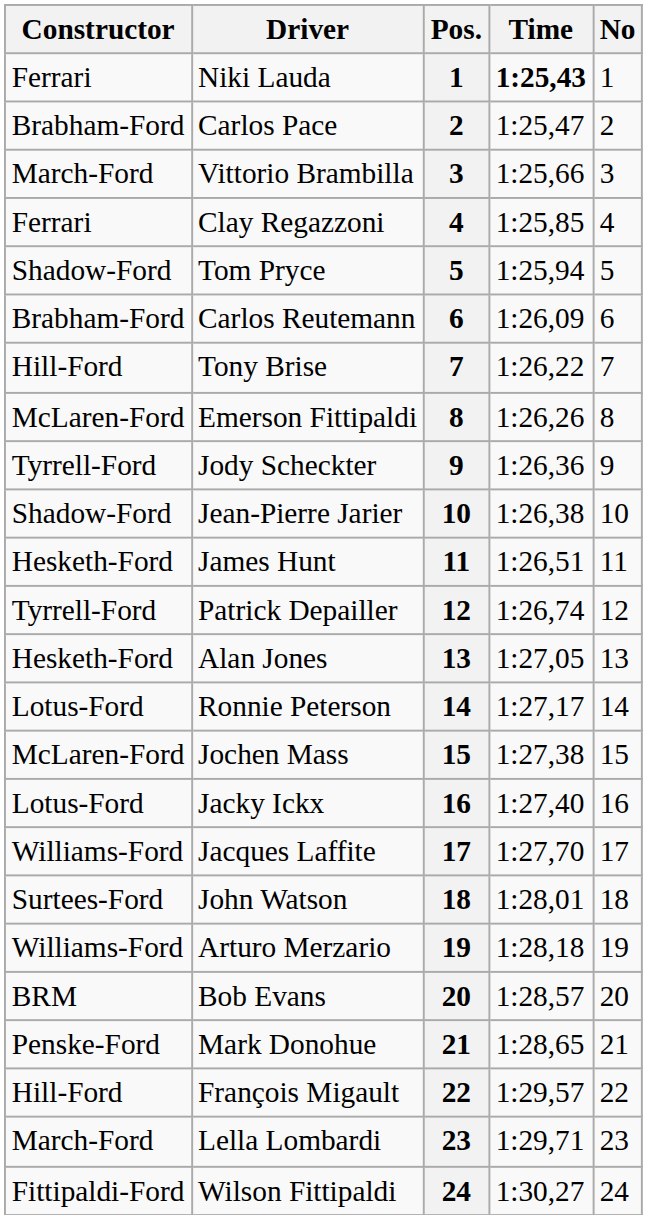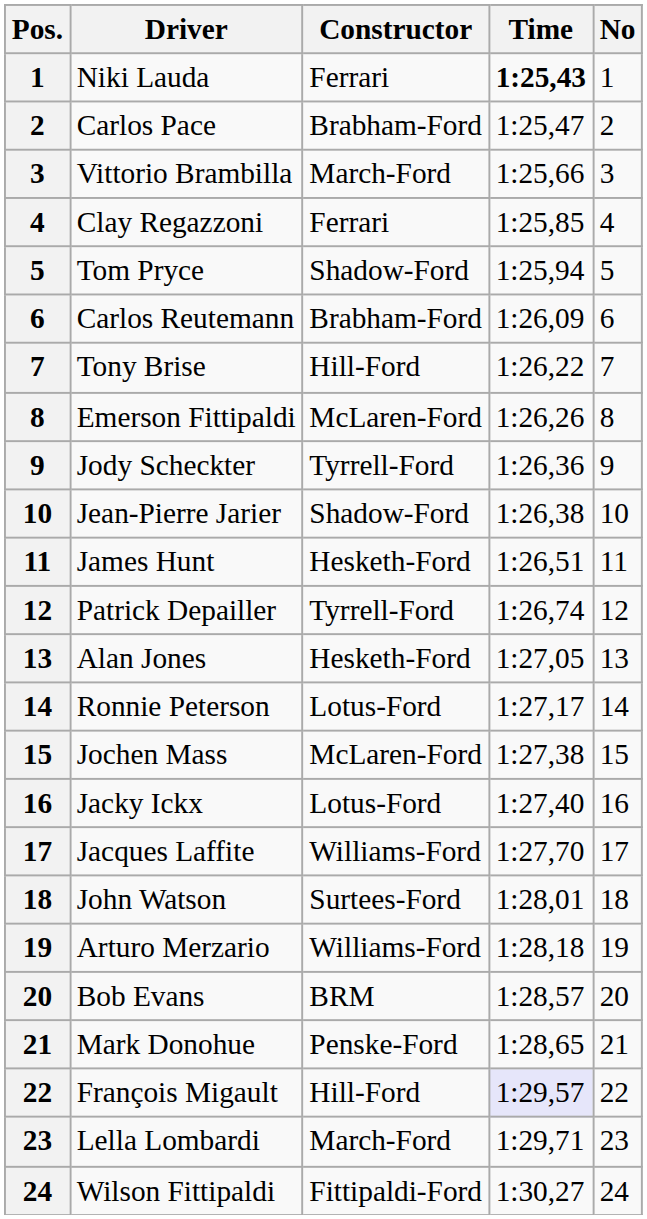columns swapped: (456, 28) <-> (98, 28)
(540, 1093) no background -> (540, 1093) lavender background
